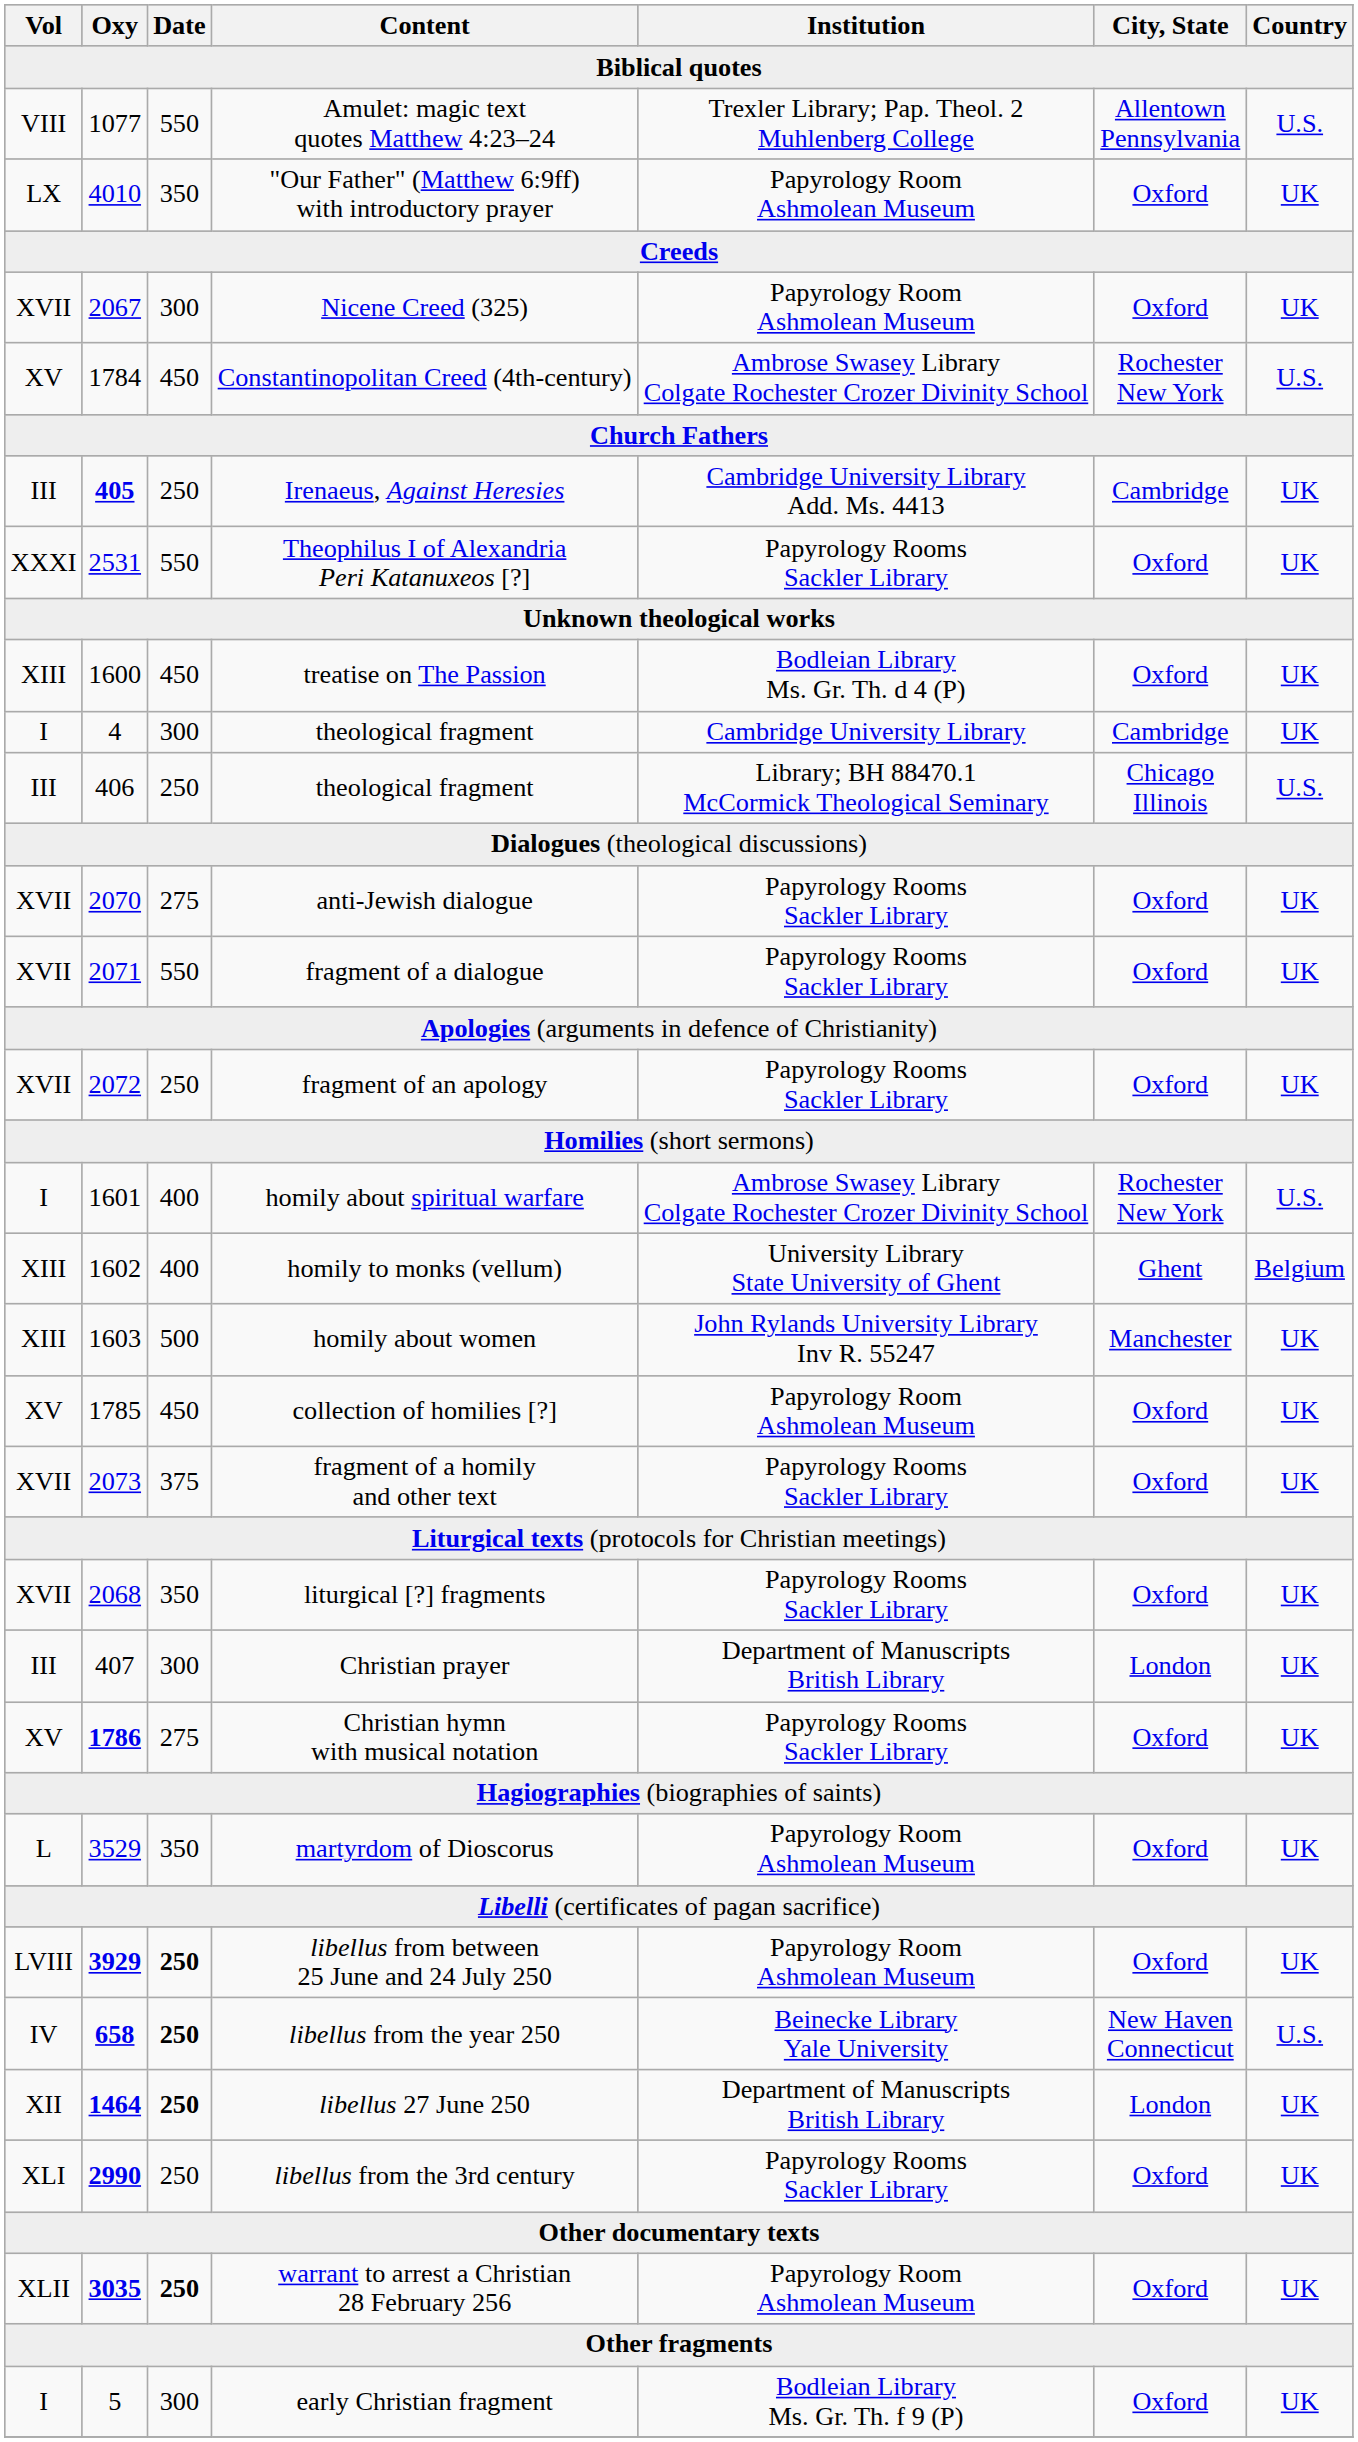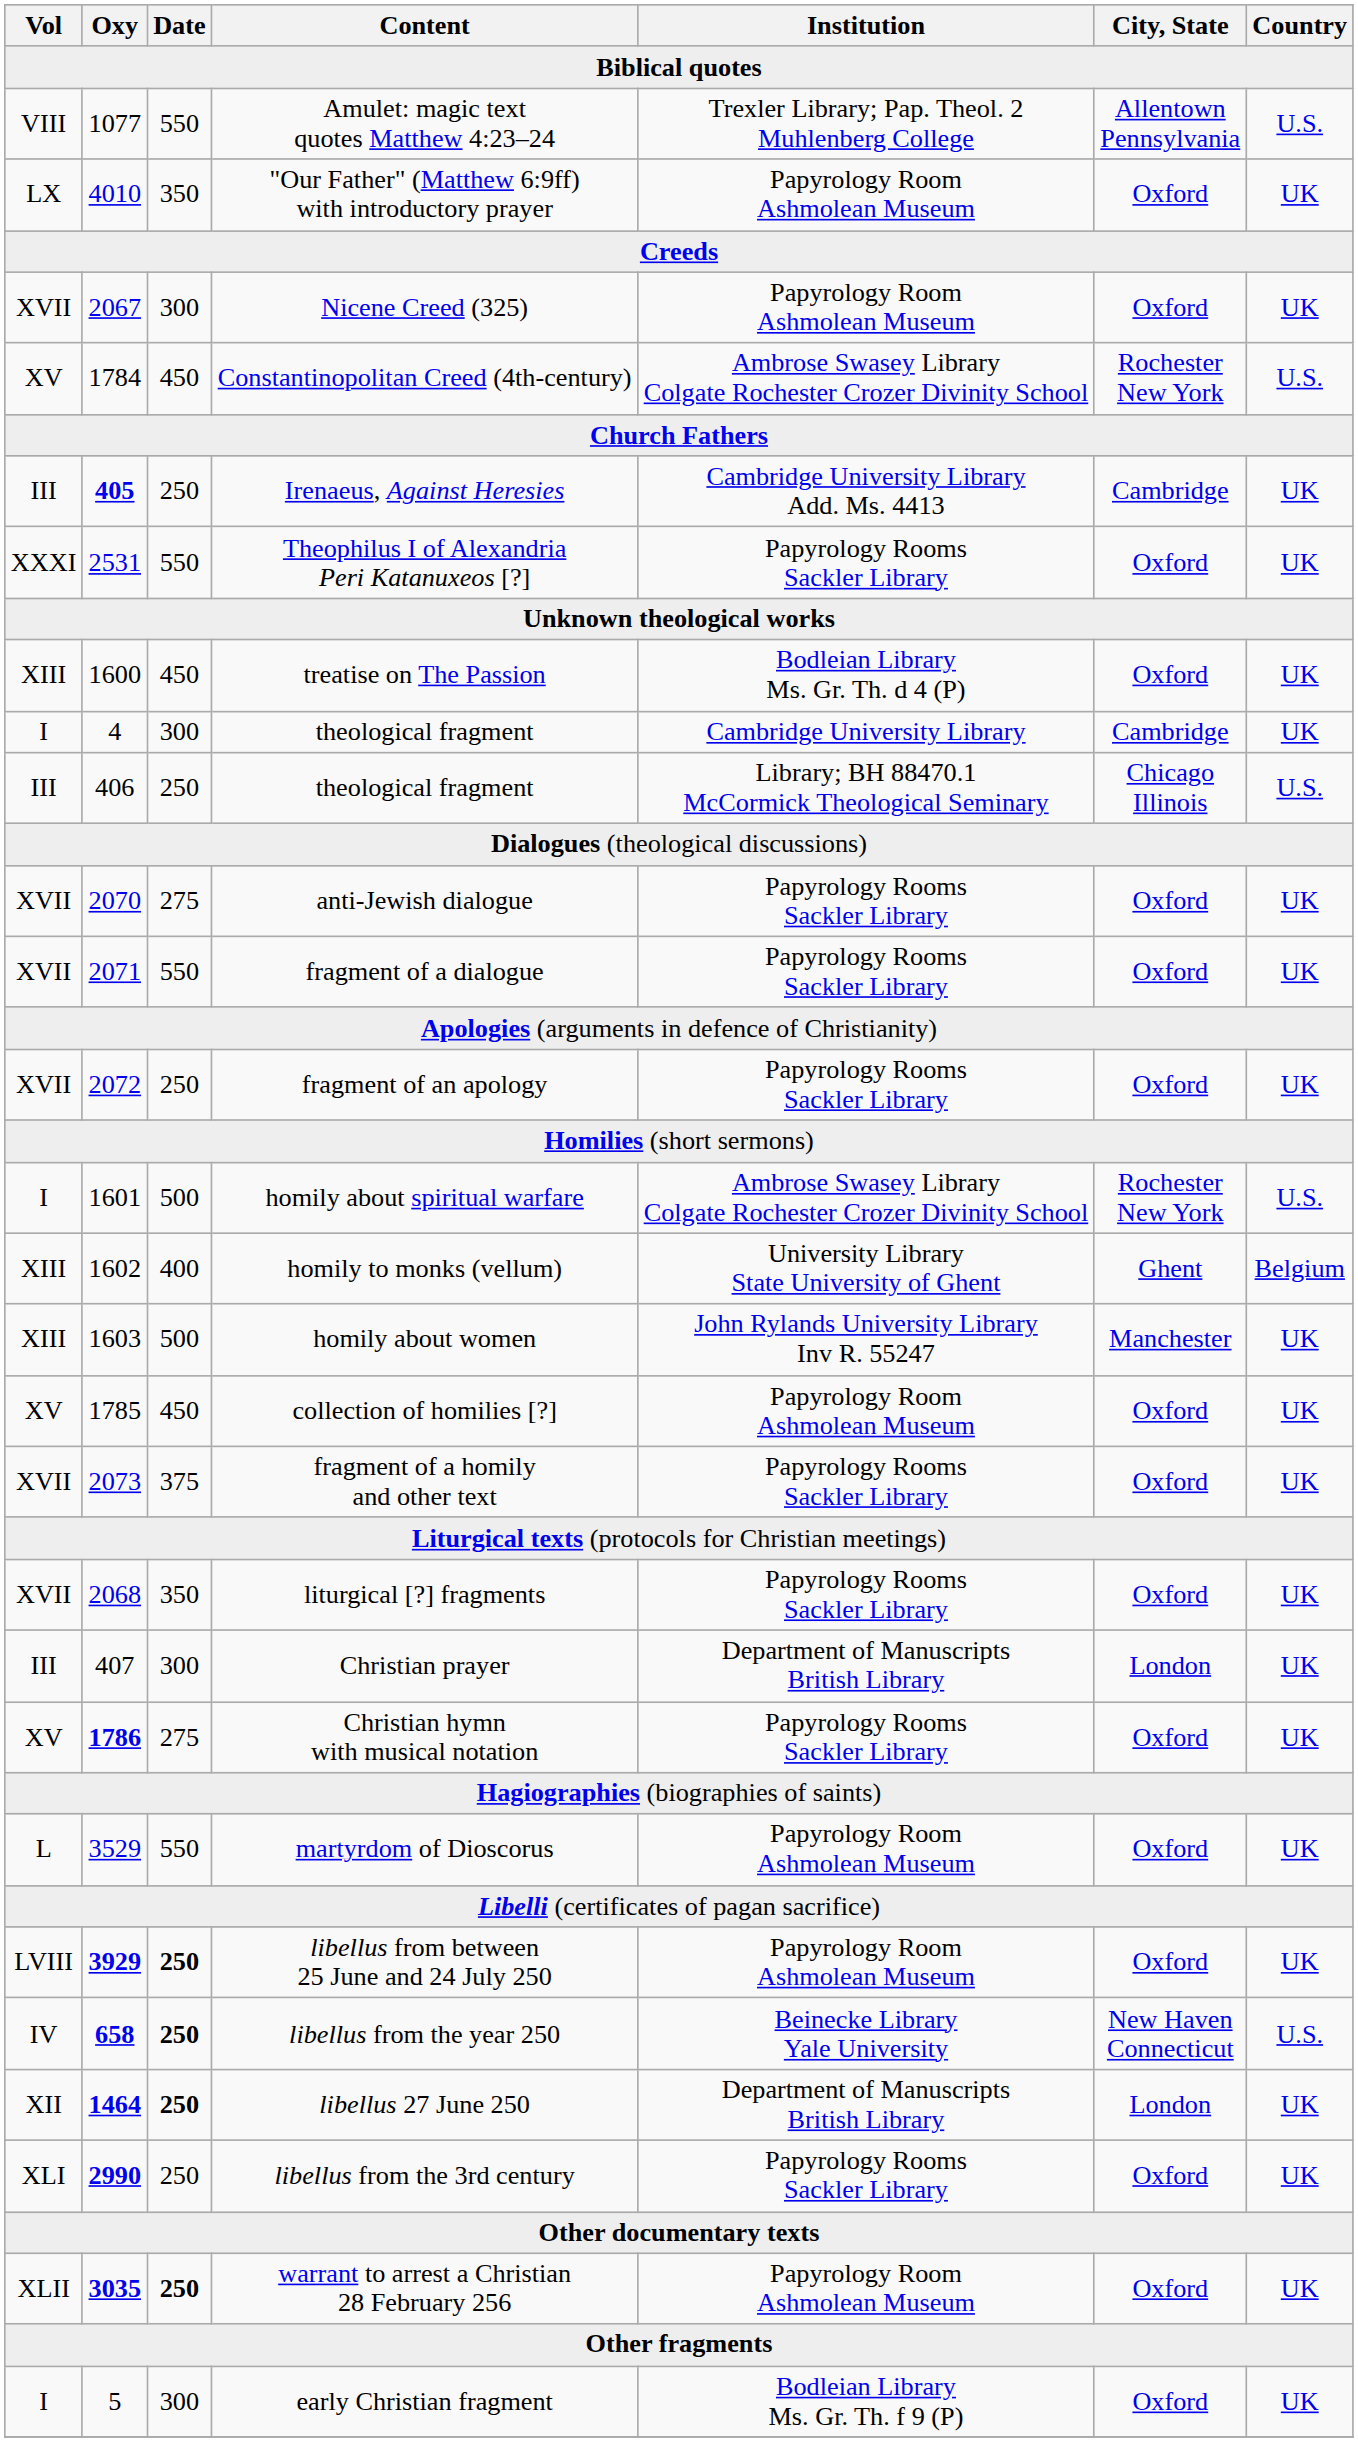(179, 1197) 400 -> (179, 1197) 500
(179, 1849) 350 -> (179, 1849) 550
